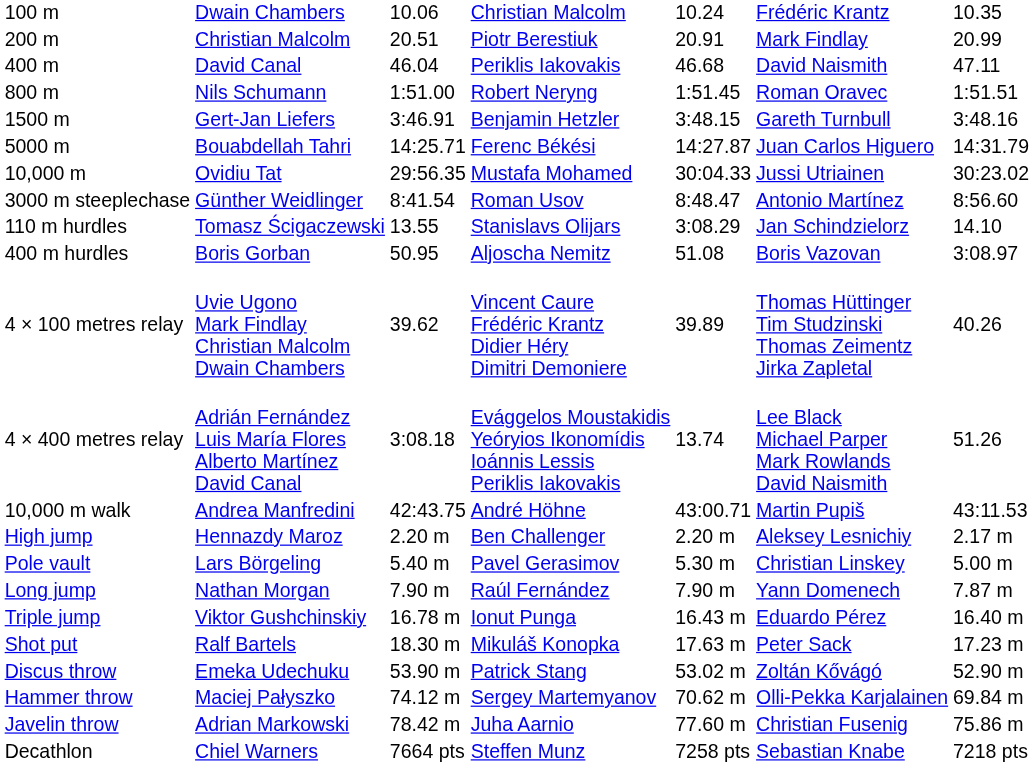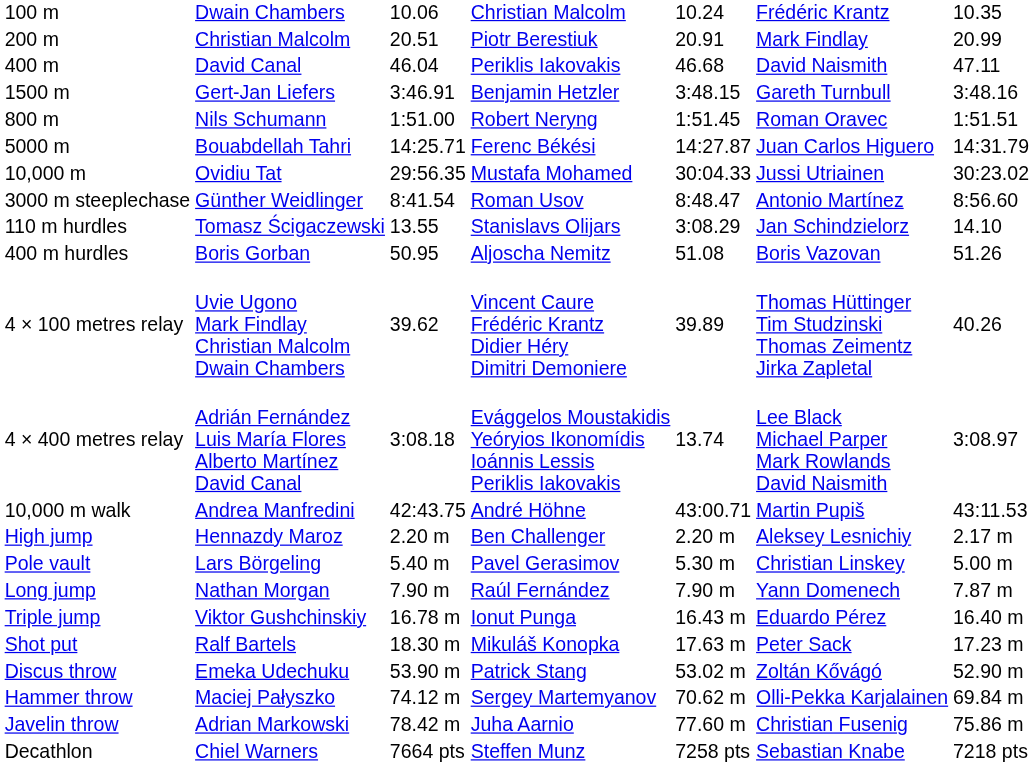rows swapped: (32, 93) <-> (37, 119)
(986, 254) 3:08.97 -> (977, 254) 51.26
(977, 439) 51.26 -> (986, 439) 3:08.97
